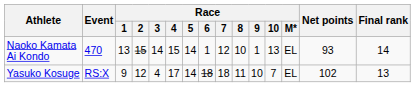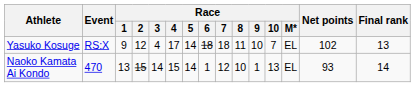rows swapped: (43, 74) <-> (42, 51)
